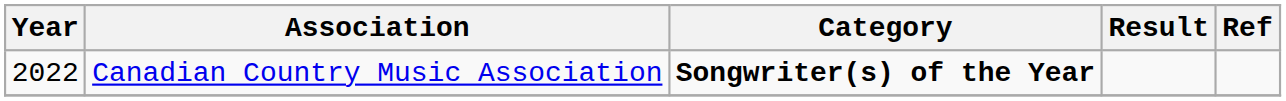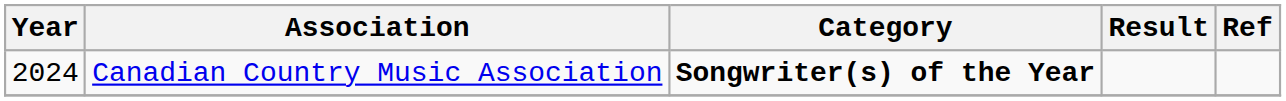(45, 73) 2022 -> (45, 73) 2024
